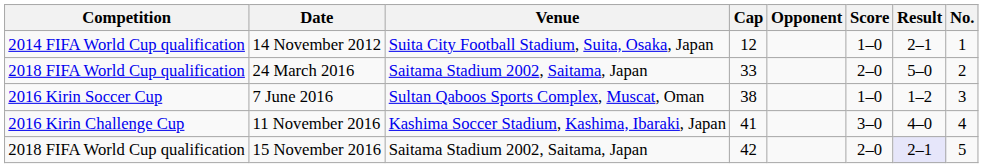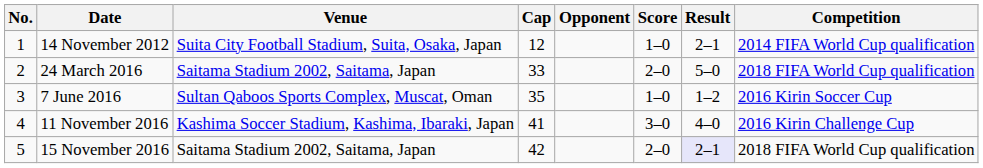columns swapped: (962, 17) <-> (127, 17)
(749, 96) 38 -> (536, 96) 35
